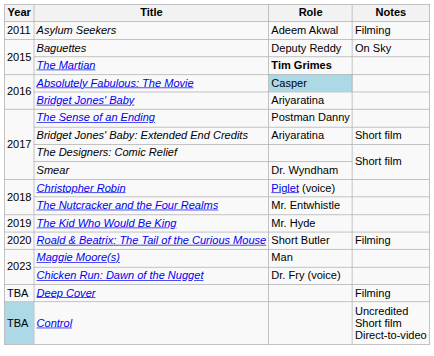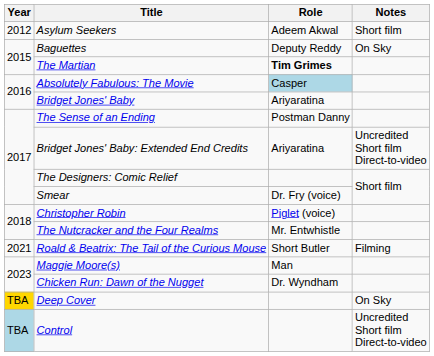(19, 30) 2011 -> (19, 30) 2012
(373, 30) Filming -> (378, 30) Short film
(378, 135) Short film -> (391, 148) Uncredited Short film Direct-to-video
(305, 170) Dr. Wyndham -> (306, 195) Dr. Fry (voice)
- row: (106, 223)
(19, 240) 2020 -> (19, 248) 2021
(306, 275) Dr. Fry (voice) -> (305, 283) Dr. Wyndham
(18, 293) no background -> (18, 300) gold background
(373, 293) Filming -> (373, 300) On Sky
